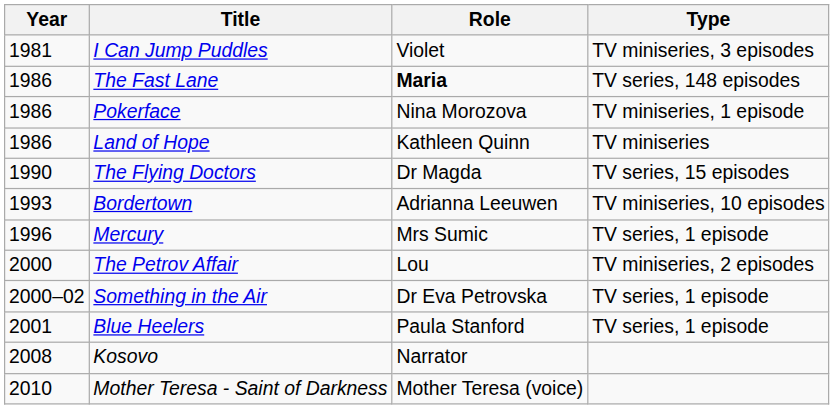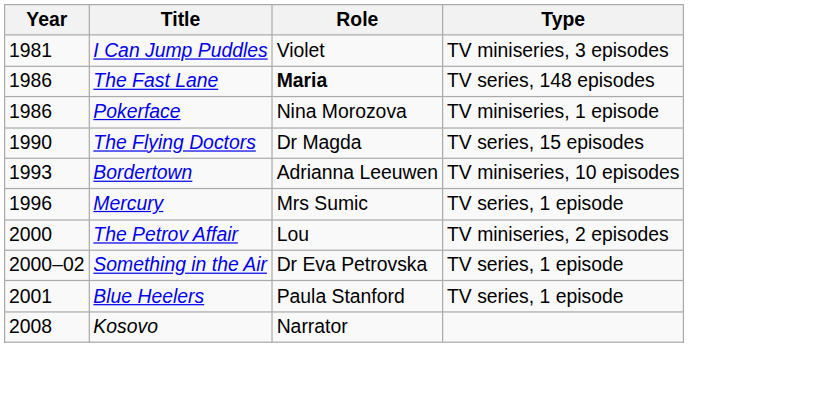- row: (151, 142)
- row: (240, 388)
